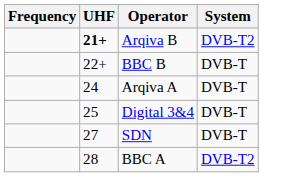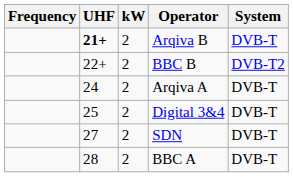+ column: (133, 16)
(228, 40) DVB-T2 -> (254, 40) DVB-T
(224, 64) DVB-T -> (258, 64) DVB-T2
(228, 159) DVB-T2 -> (254, 159) DVB-T
